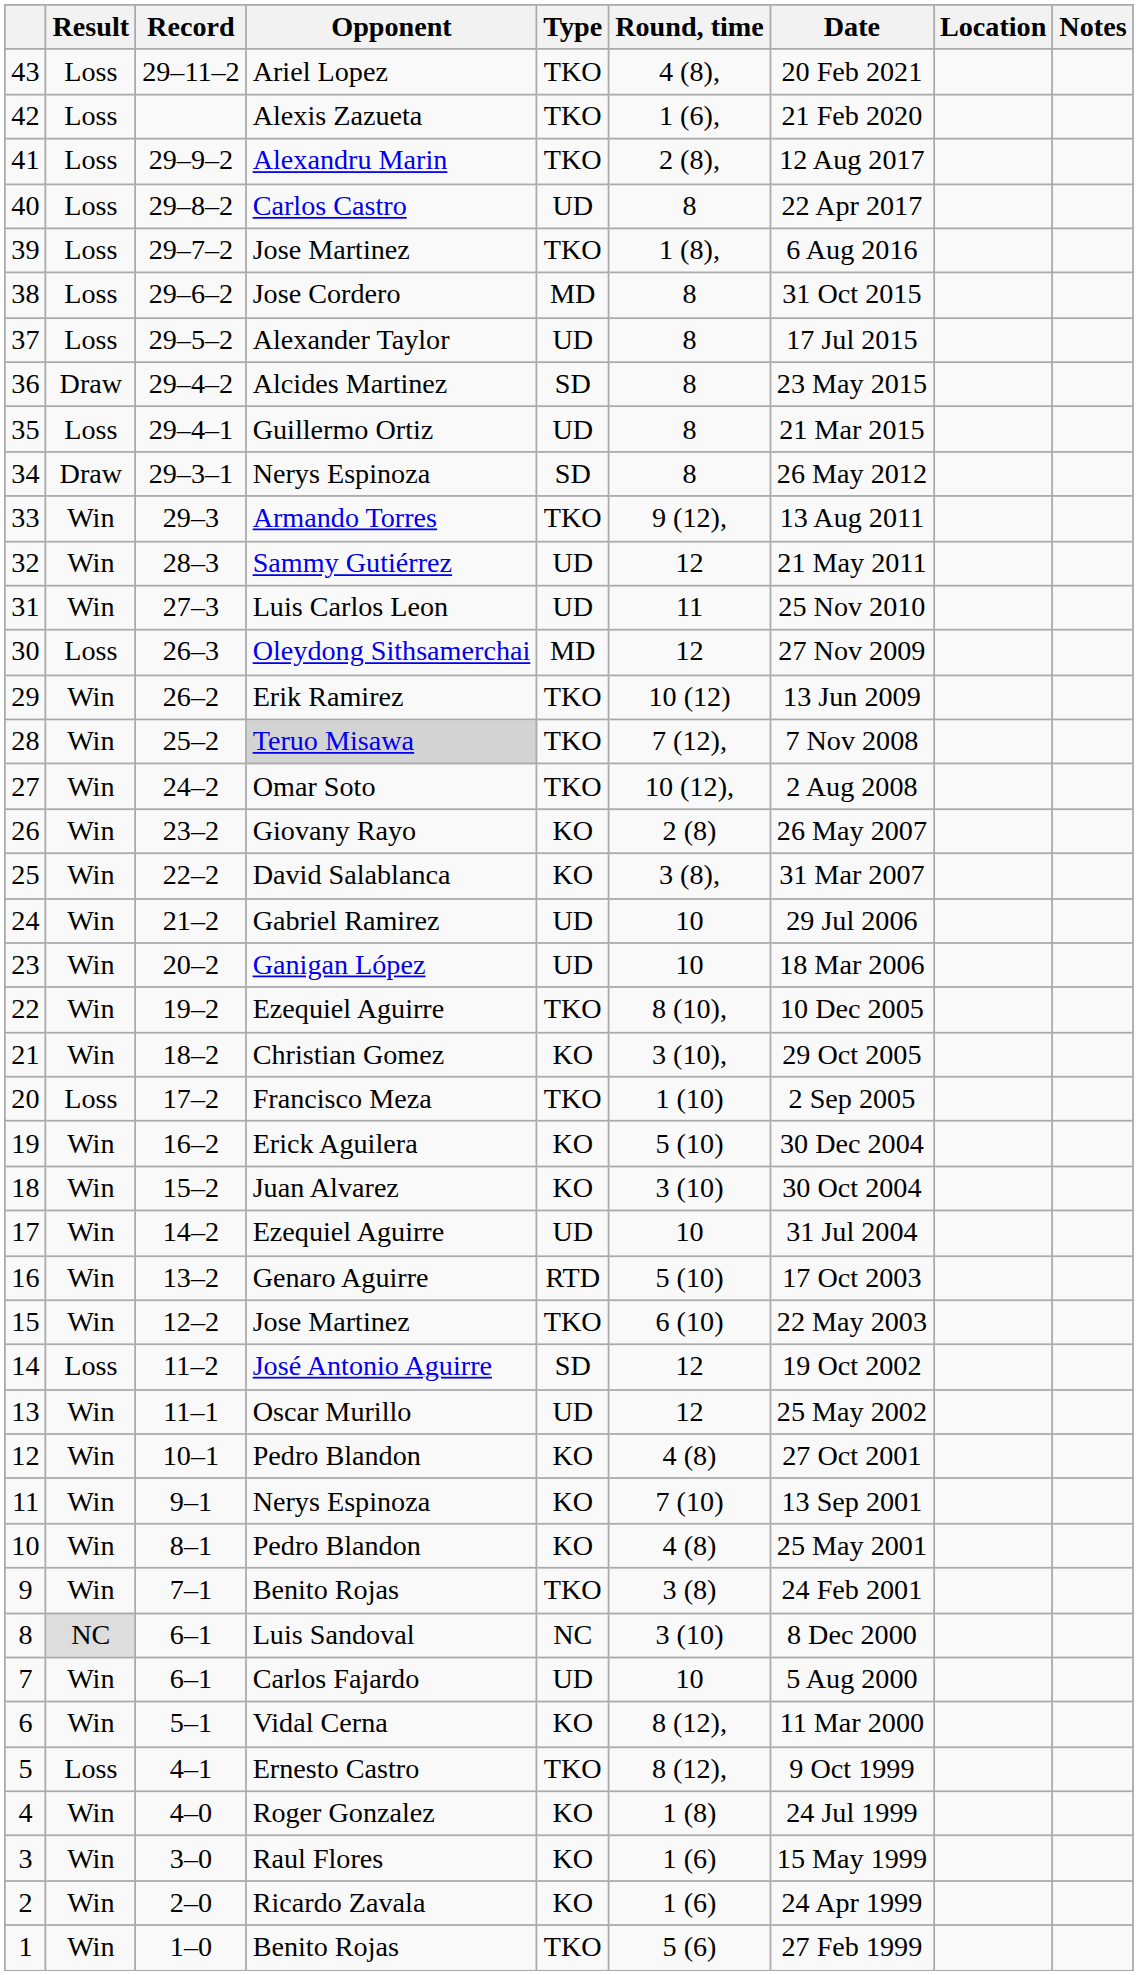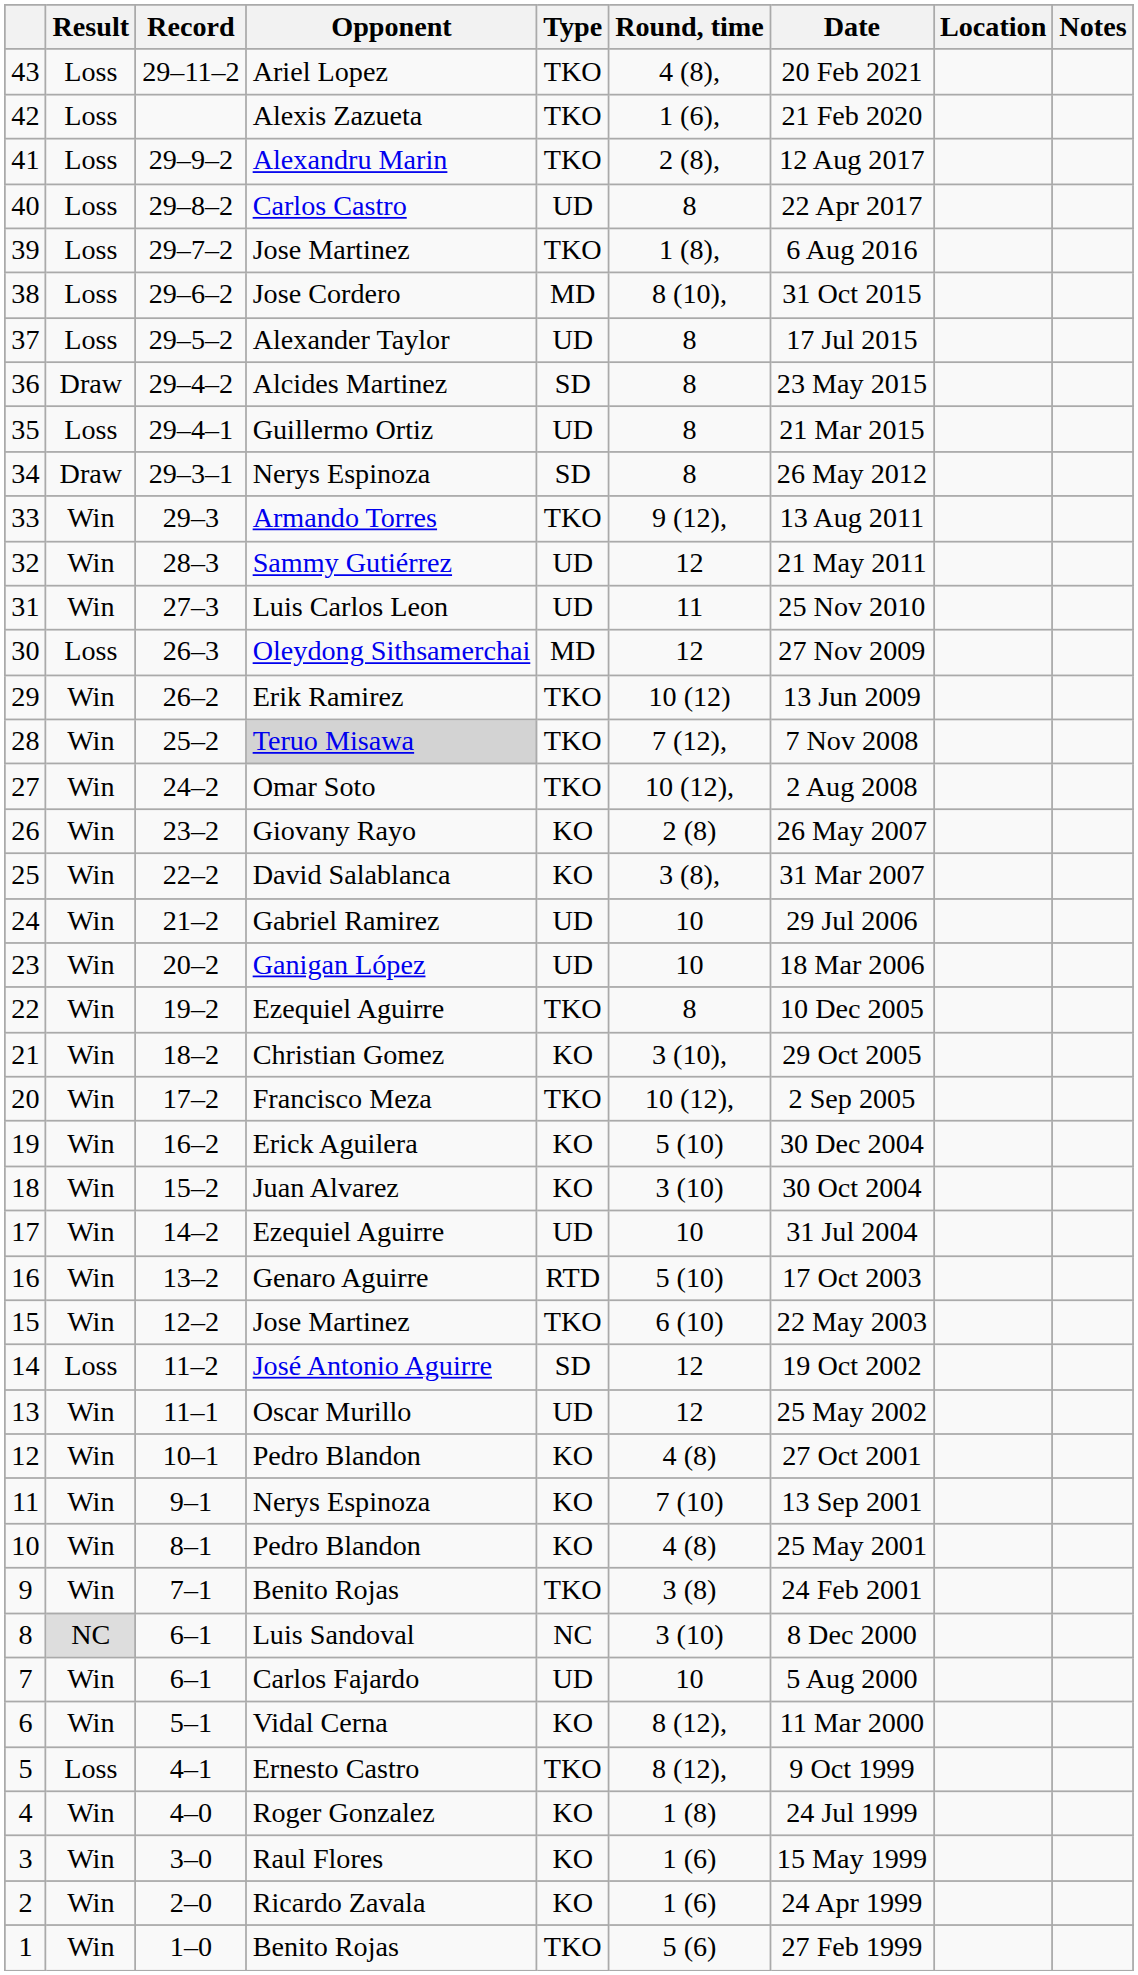(689, 294) 8 -> (689, 294) 8 (10),
(689, 1009) 8 (10), -> (689, 1009) 8
(91, 1098) Loss -> (91, 1098) Win
(689, 1098) 1 (10) -> (689, 1098) 10 (12),
